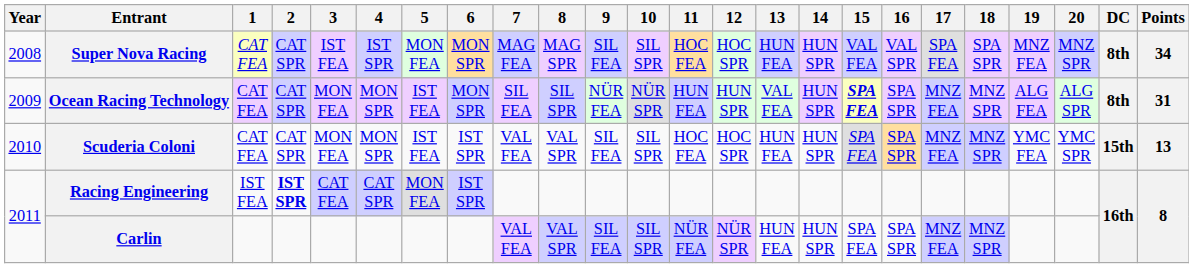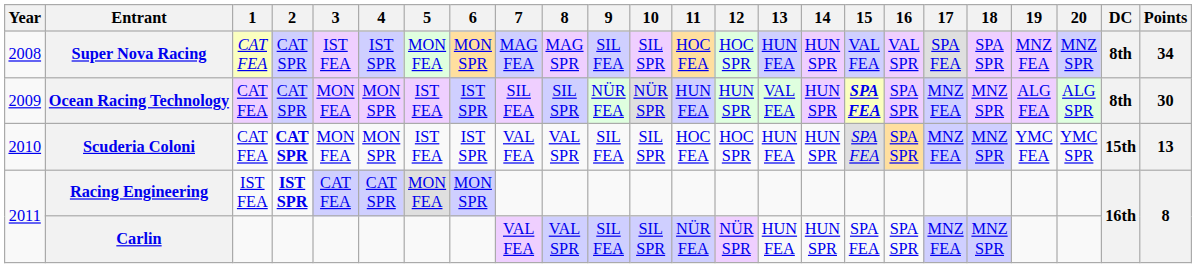(470, 100) MON SPR -> (473, 100) IST SPR
(1163, 100) 31 -> (1165, 100) 30
(291, 146) normal -> (292, 146) bold
(470, 192) IST SPR -> (473, 192) MON SPR
